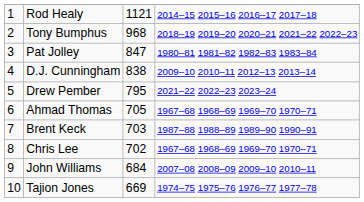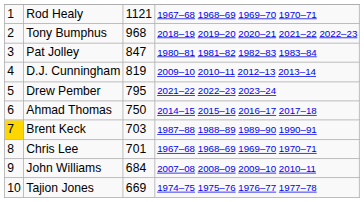(237, 14) 2014–15 2015–16 2016–17 2017–18 -> (237, 14) 1967–68 1968–69 1969–70 1970–71
(136, 71) 838 -> (136, 71) 819
(136, 110) 705 -> (136, 110) 750
(237, 110) 1967–68 1968–69 1969–70 1970–71 -> (237, 110) 2014–15 2015–16 2016–17 2017–18
(11, 129) no background -> (11, 129) gold background
(136, 149) 702 -> (136, 149) 701
